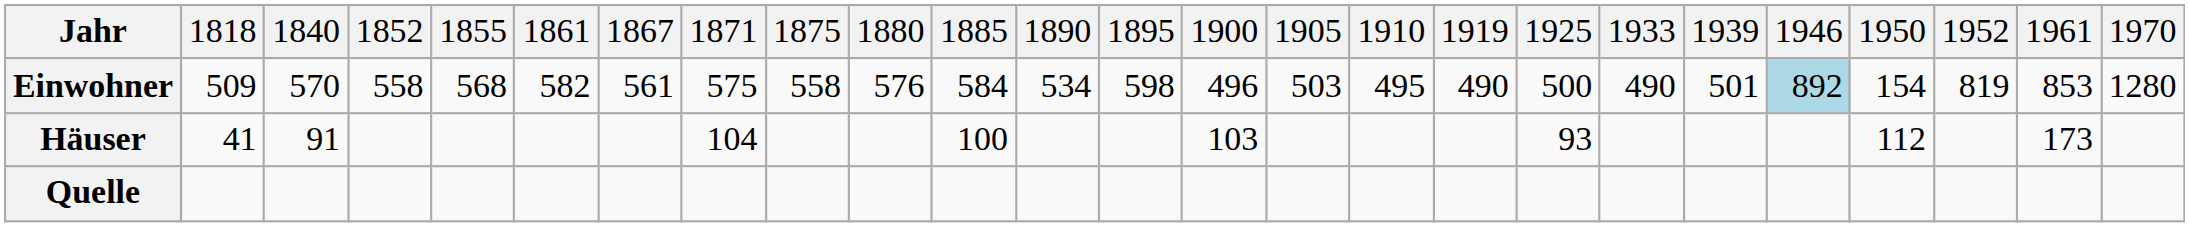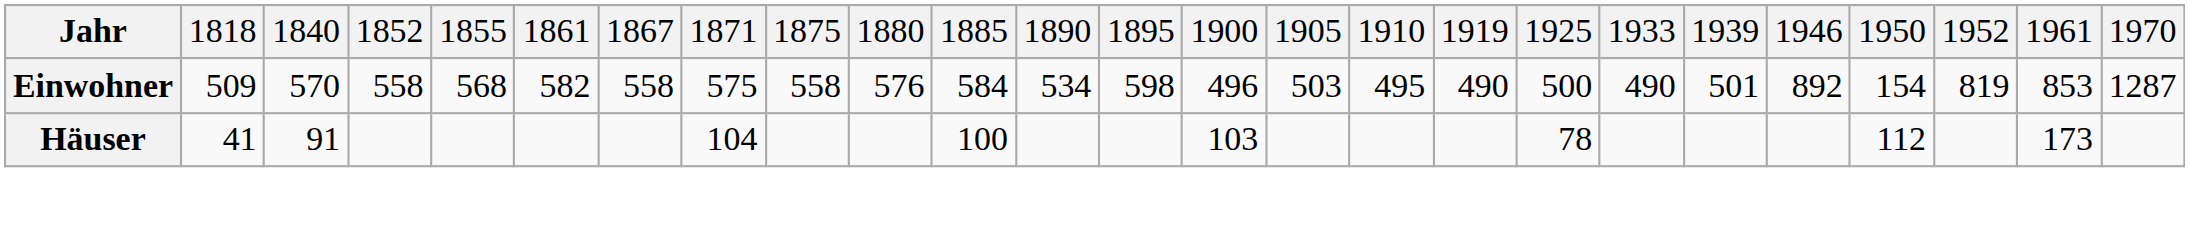(649, 85) 561 -> (649, 85) 558
(1817, 85) lightblue background -> (1817, 85) no background
(2143, 85) 1280 -> (2143, 85) 1287
(1575, 138) 93 -> (1575, 138) 78
- row: (93, 192)
